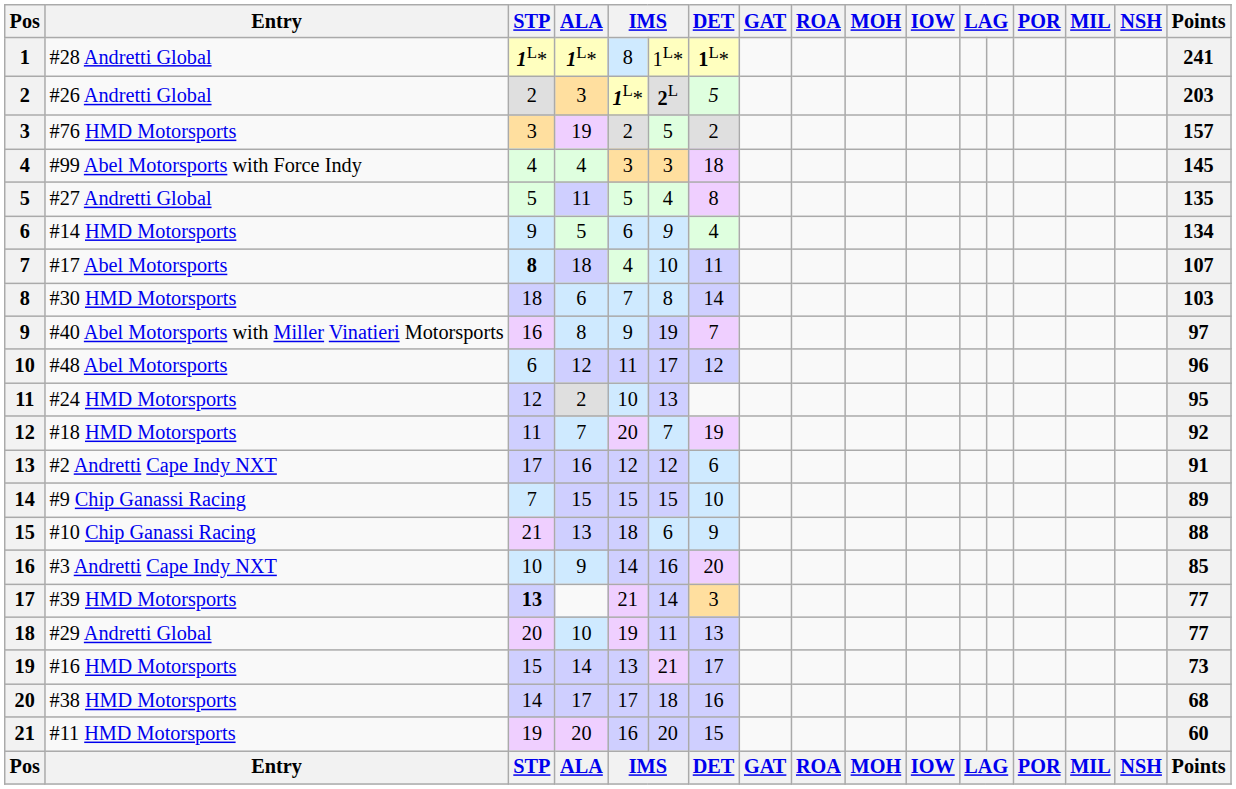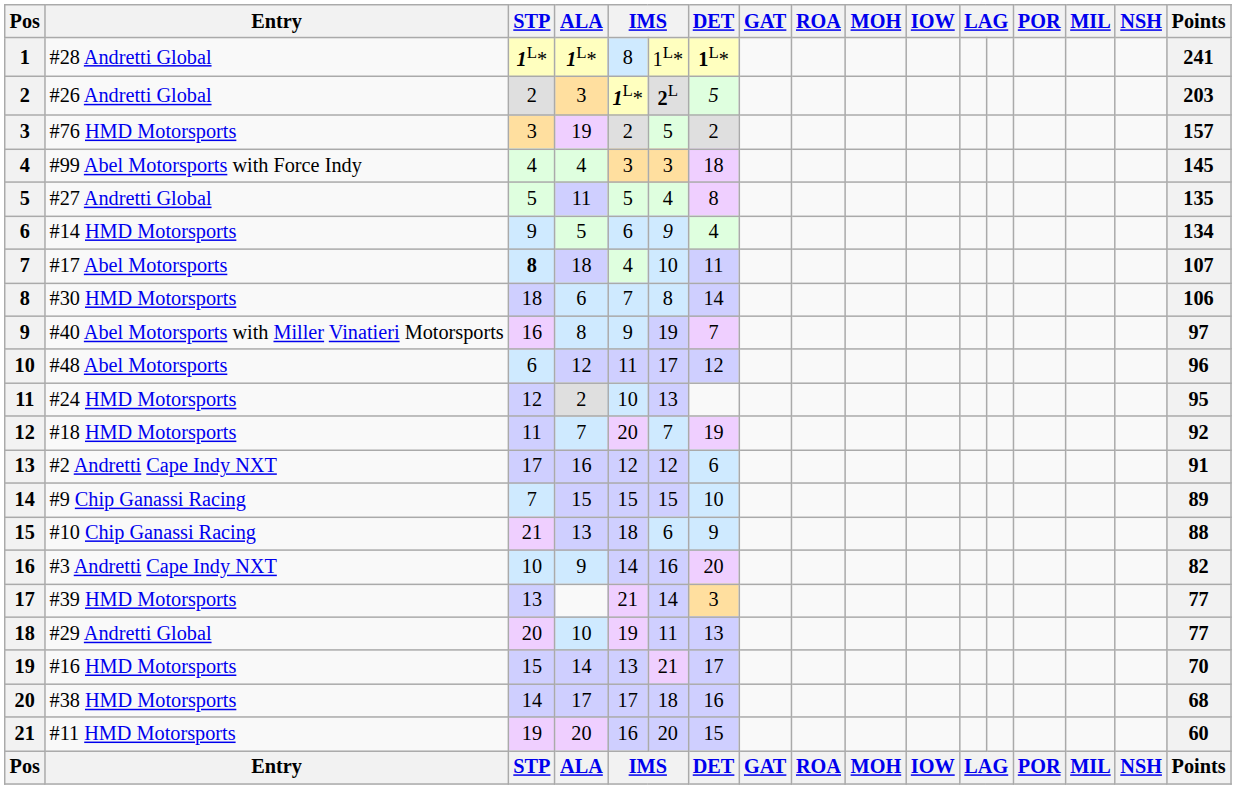(1199, 298) 103 -> (1199, 298) 106
(1199, 566) 85 -> (1199, 566) 82
(532, 599) bold -> (532, 599) normal
(1199, 666) 73 -> (1199, 666) 70
